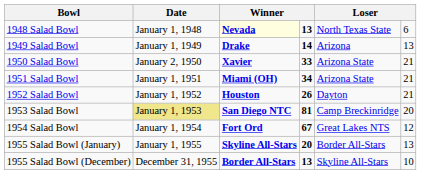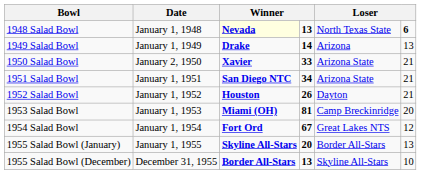(406, 29) normal -> (406, 29) bold
(250, 78) Miami (OH) -> (257, 78) San Diego NTC
(168, 111) khaki background -> (168, 111) no background
(257, 111) San Diego NTC -> (250, 111) Miami (OH)
